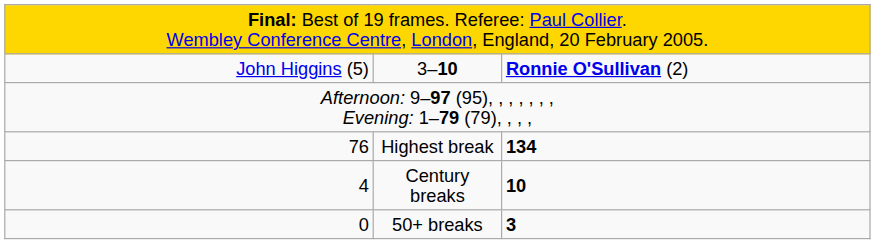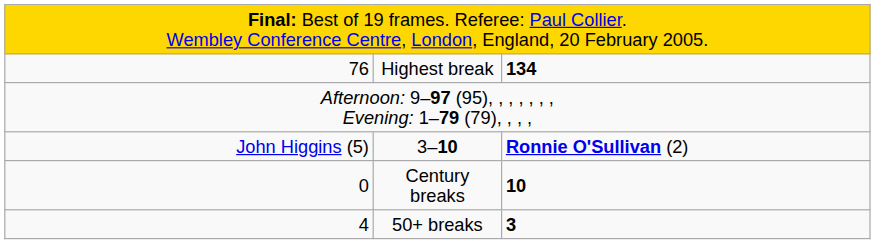rows swapped: (437, 69) <-> (437, 147)
(364, 186) 4 -> (364, 186) 0
(364, 225) 0 -> (364, 225) 4
